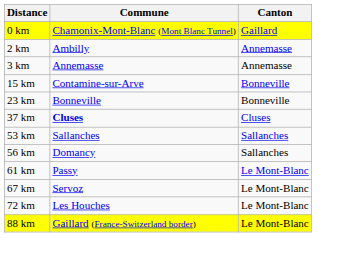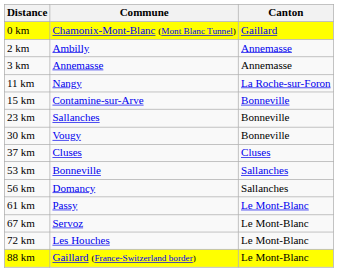+ row: (21, 83)
(77, 100) Bonneville -> (76, 118) Sallanches
+ row: (21, 135)
(68, 118) bold -> (67, 153) normal
(76, 135) Sallanches -> (77, 170) Bonneville
